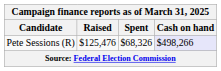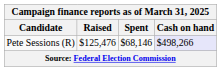(136, 43) $68,326 -> (136, 43) $68,146
